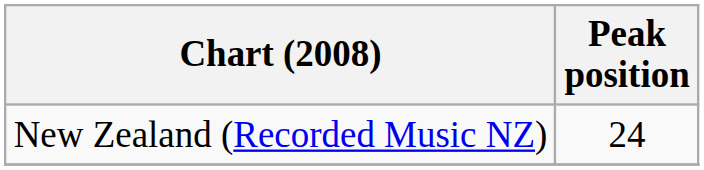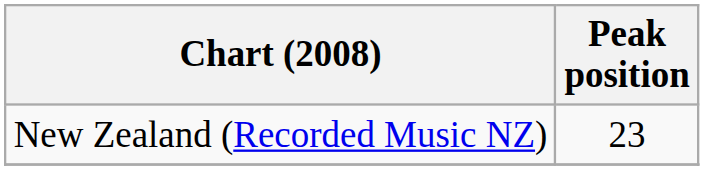(627, 134) 24 -> (627, 134) 23
